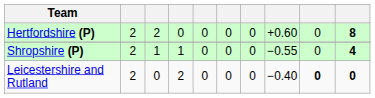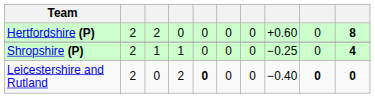(282, 51) −0.55 -> (282, 51) −0.25
(205, 76) normal -> (205, 76) bold
